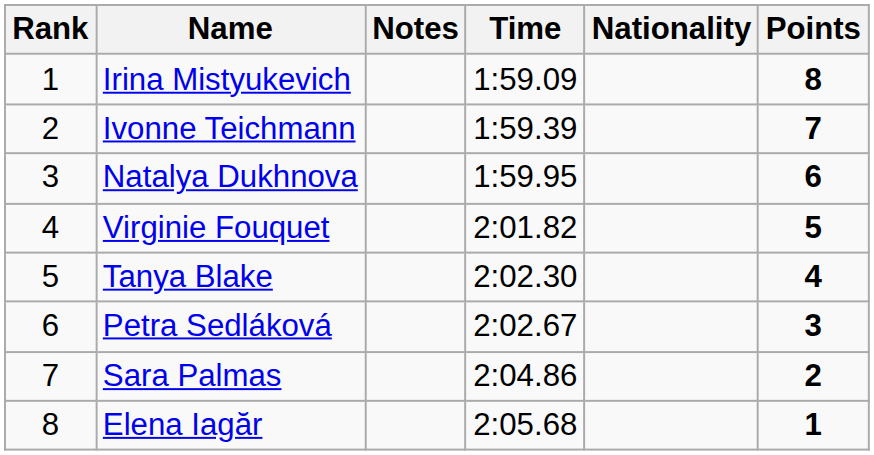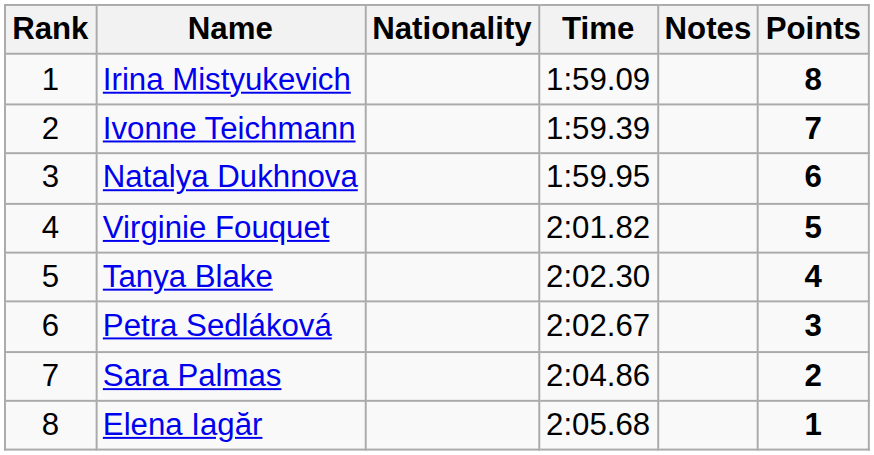columns swapped: (671, 29) <-> (416, 29)
